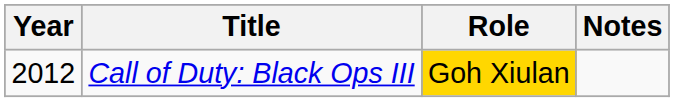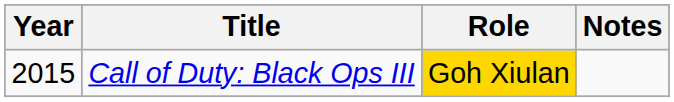(43, 72) 2012 -> (43, 72) 2015
